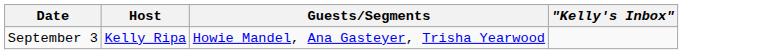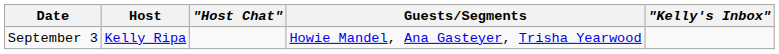+ column: (238, 16)
